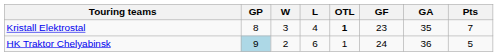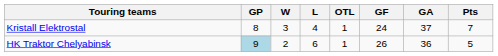(345, 28) bold -> (345, 28) normal
(382, 28) 23 -> (382, 28) 24
(426, 28) 35 -> (426, 28) 37
(382, 43) 24 -> (382, 43) 26
